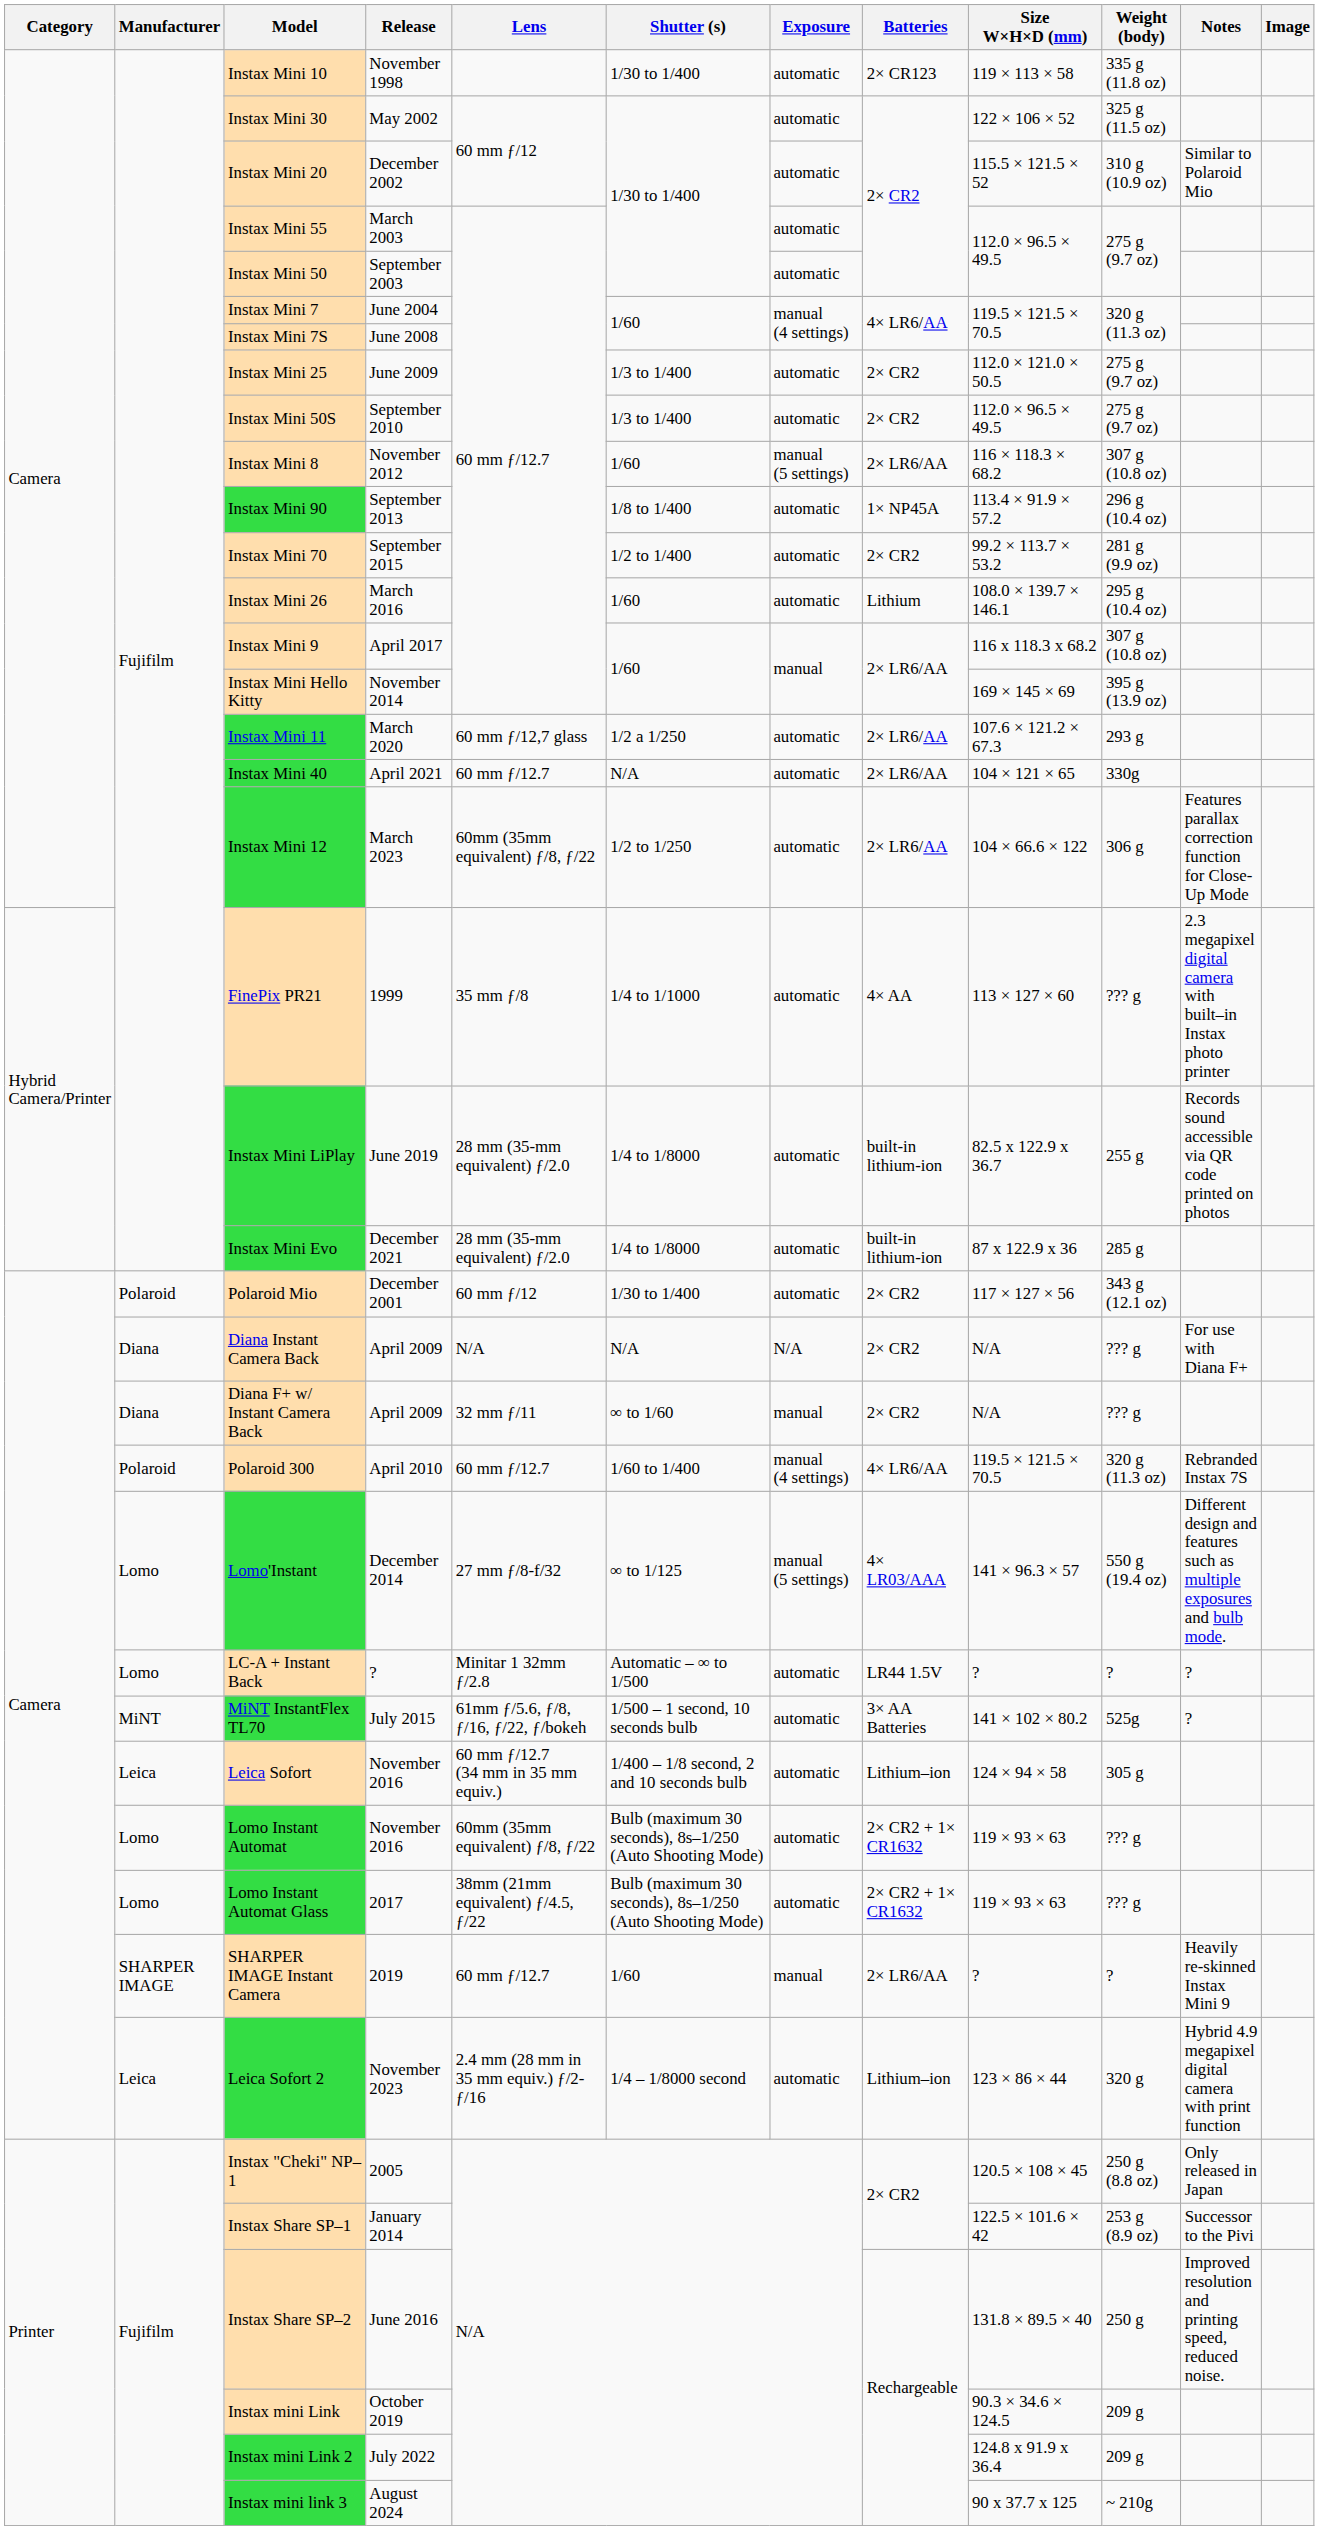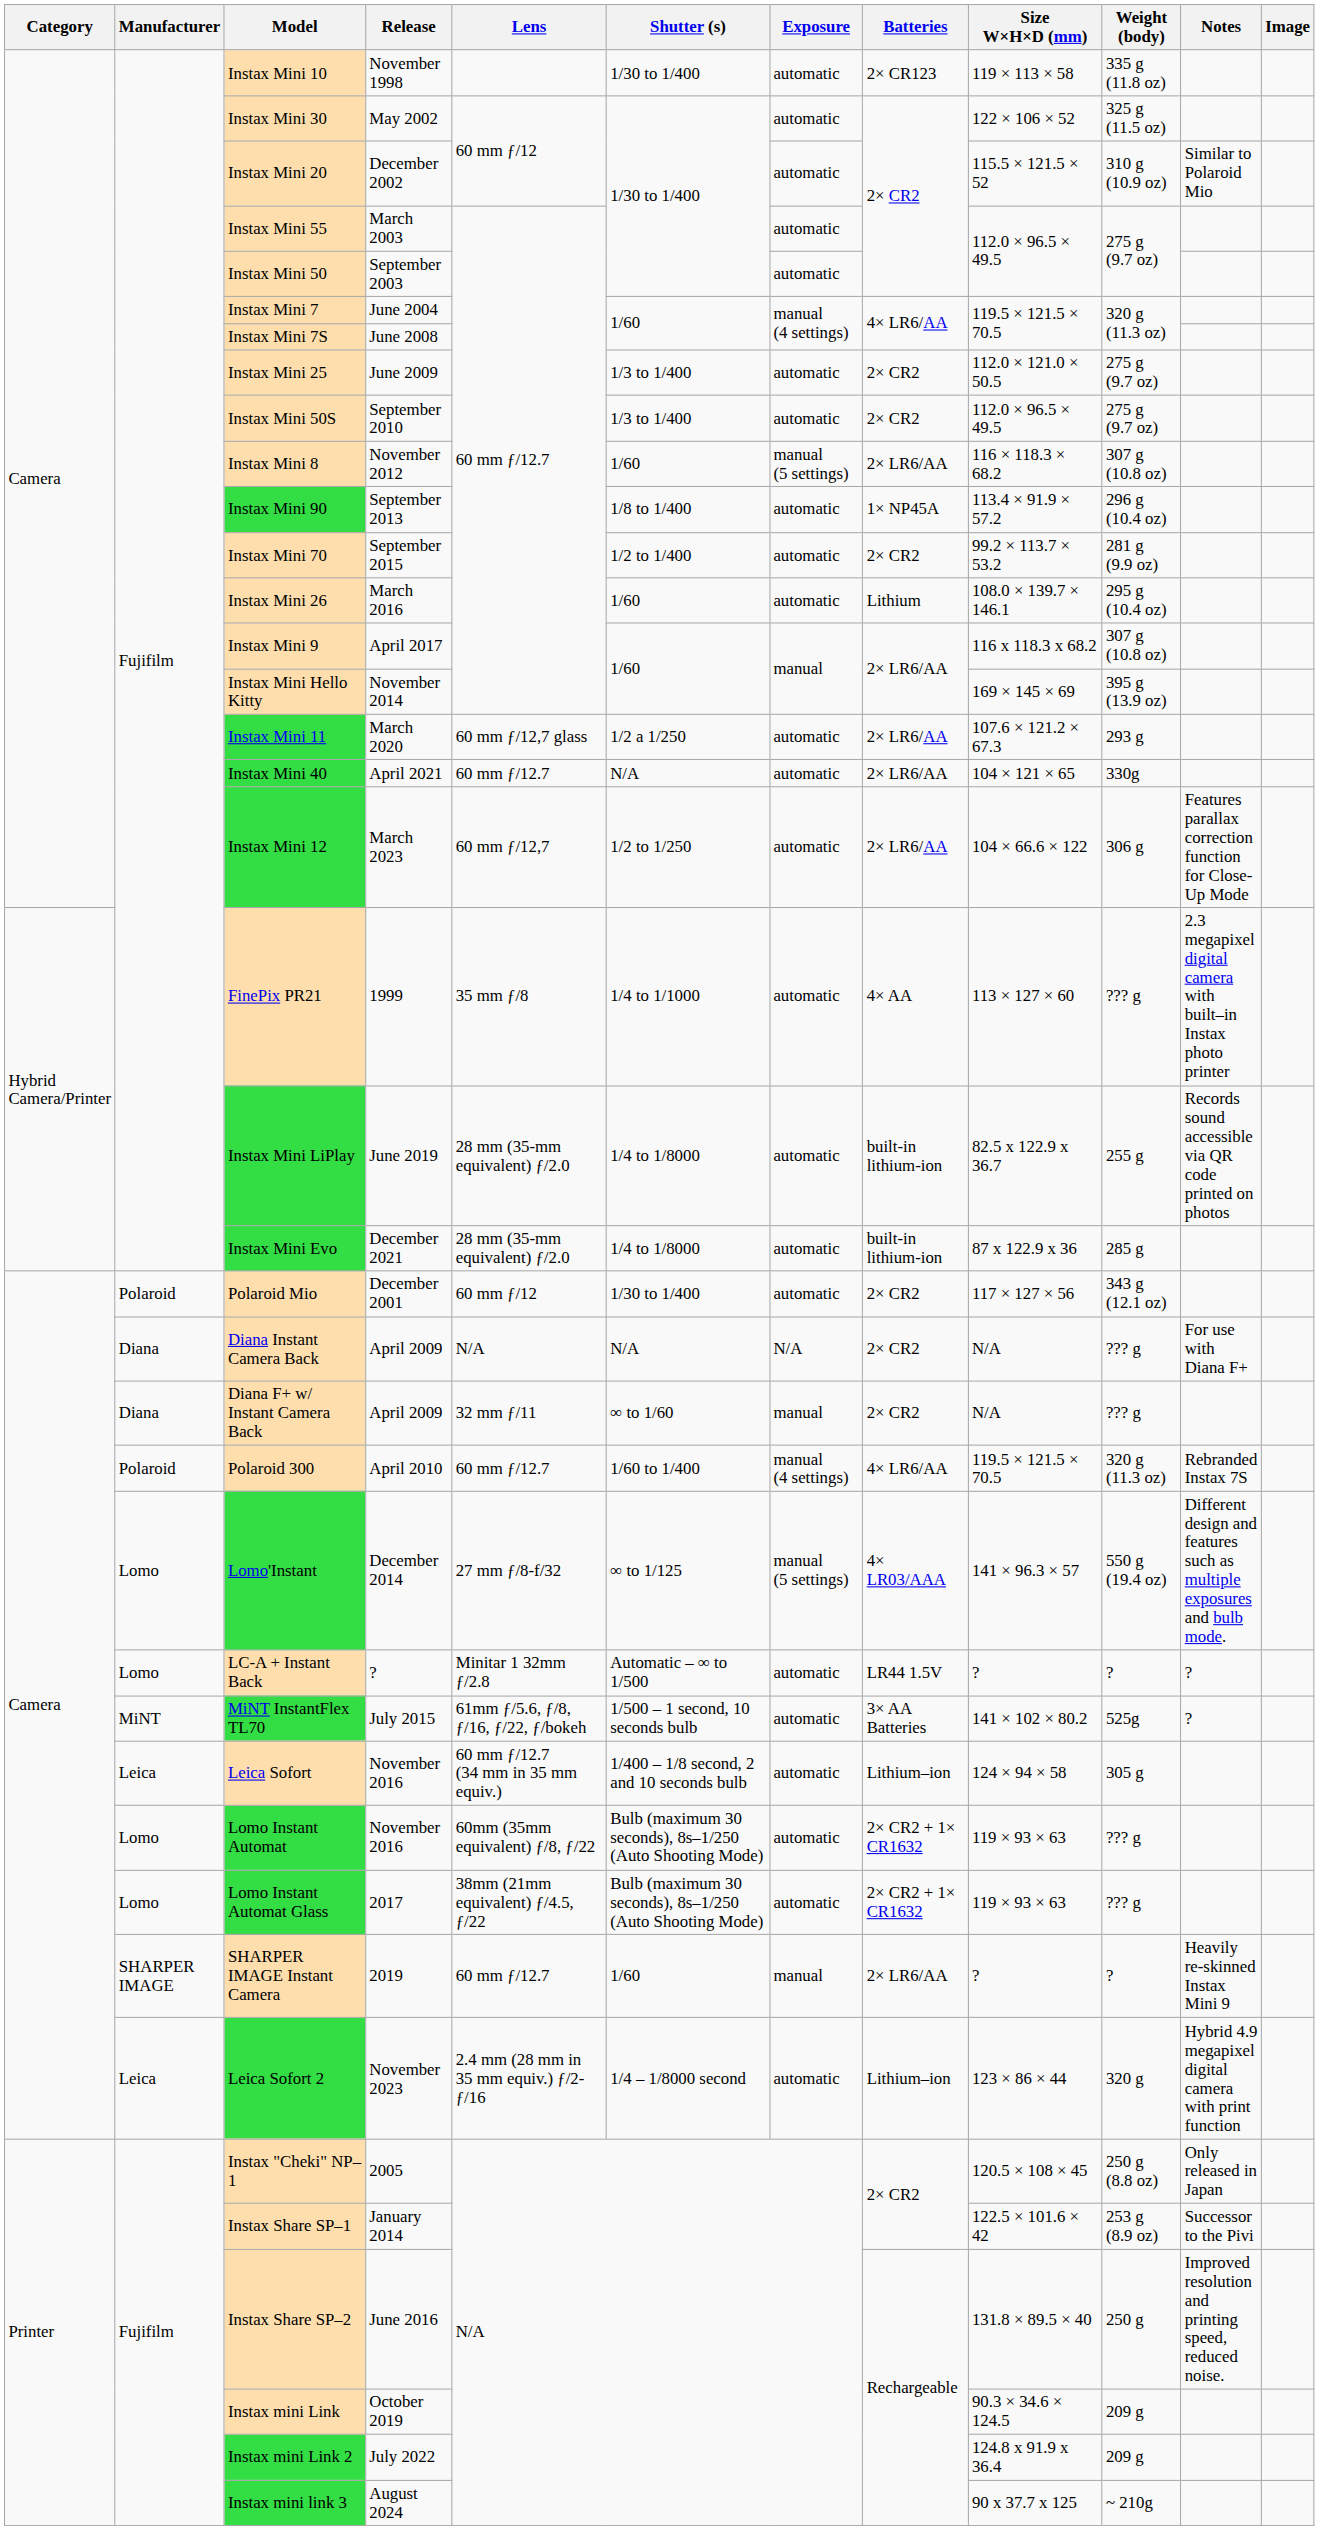(525, 847) 60mm (35mm equivalent) ƒ/8, ƒ/22 -> (503, 847) 60 mm ƒ/12,7
